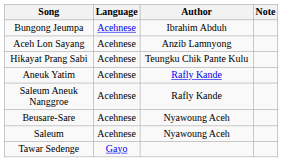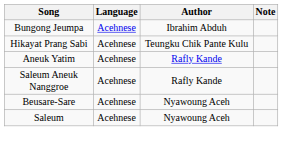- row: (49, 43)
- row: (49, 149)
